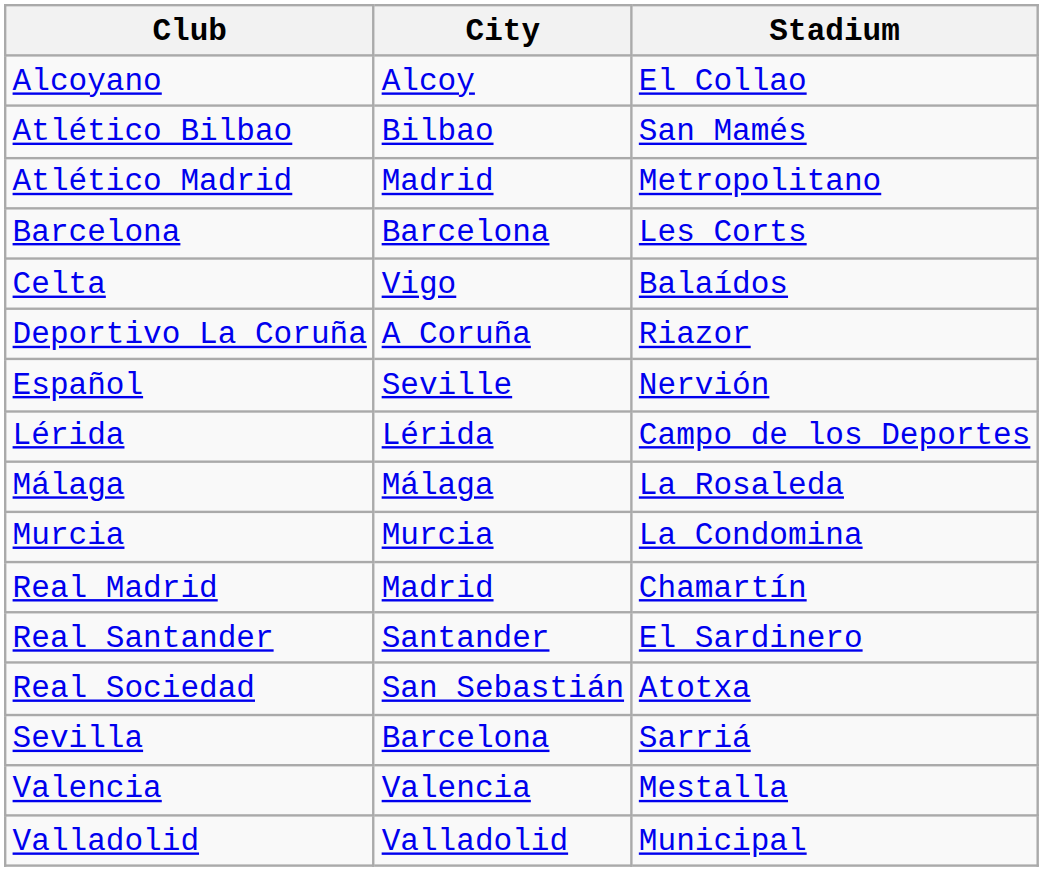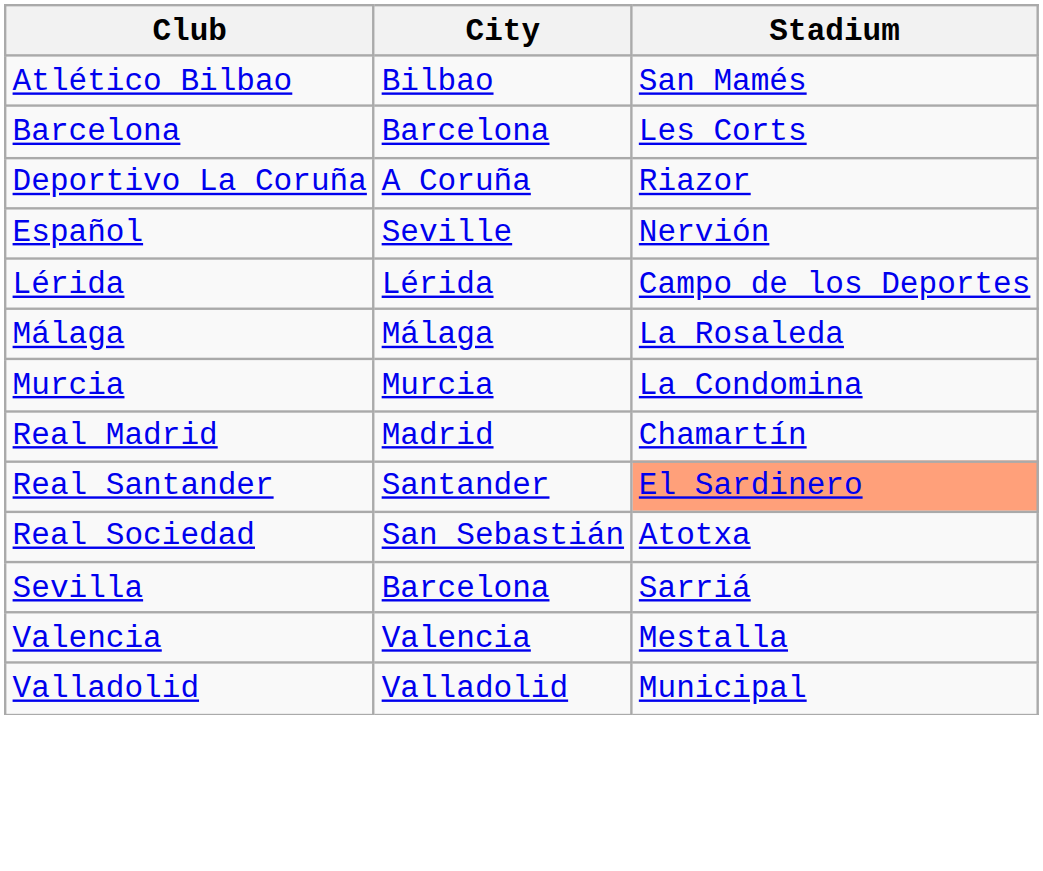- row: (87, 81)
- row: (152, 182)
- row: (59, 284)
(751, 638) no background -> (751, 486) lightsalmon background
